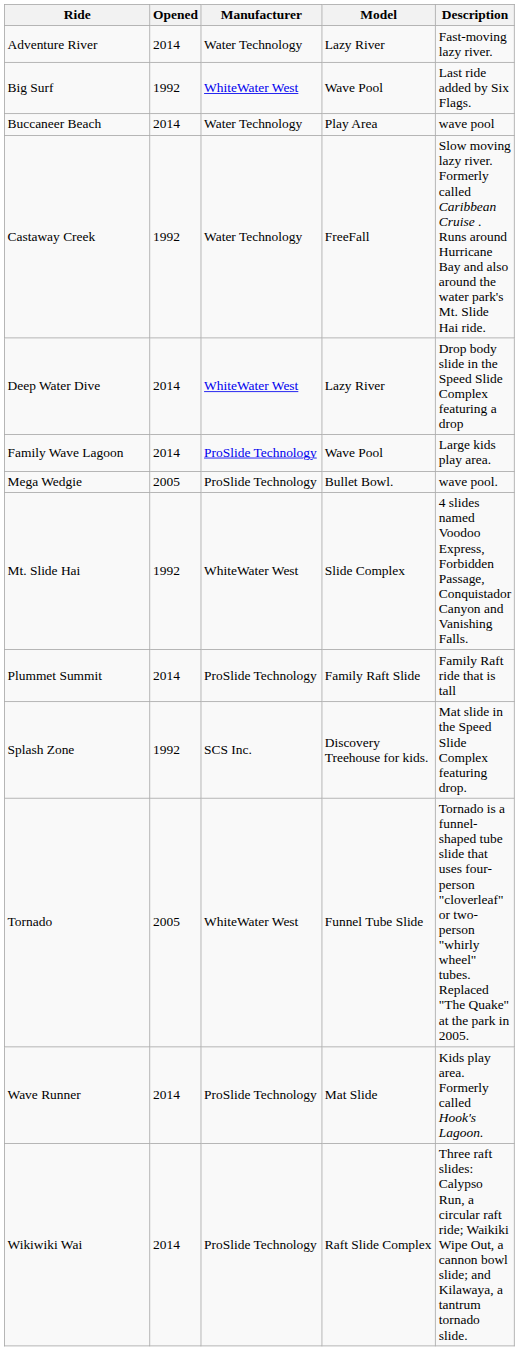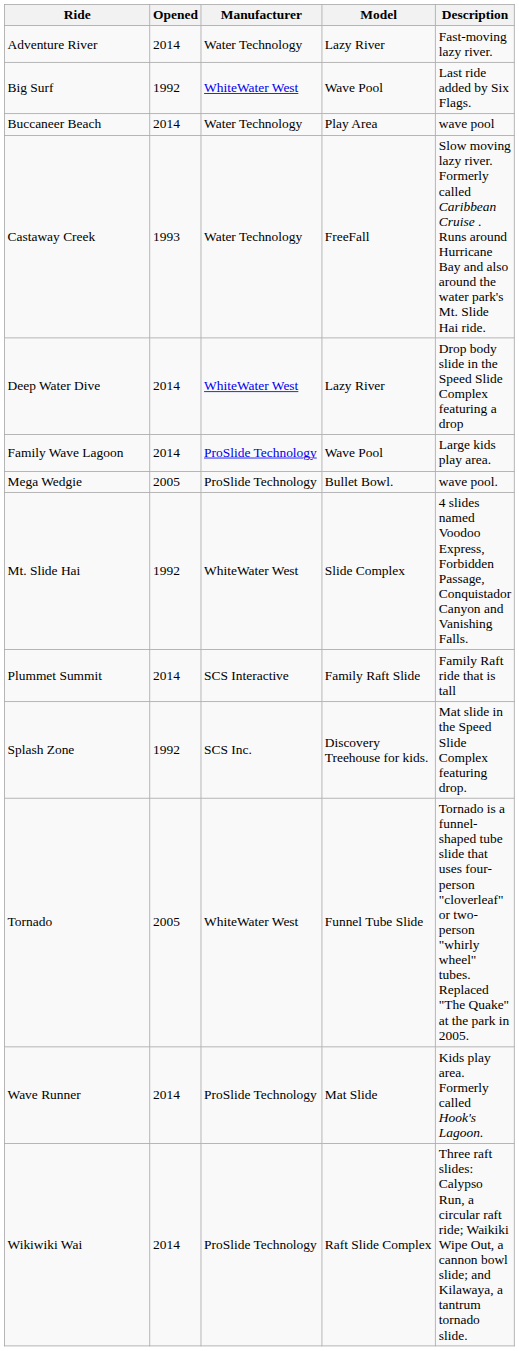(167, 236) 1992 -> (167, 236) 1993
(260, 675) ProSlide Technology -> (246, 675) SCS Interactive
